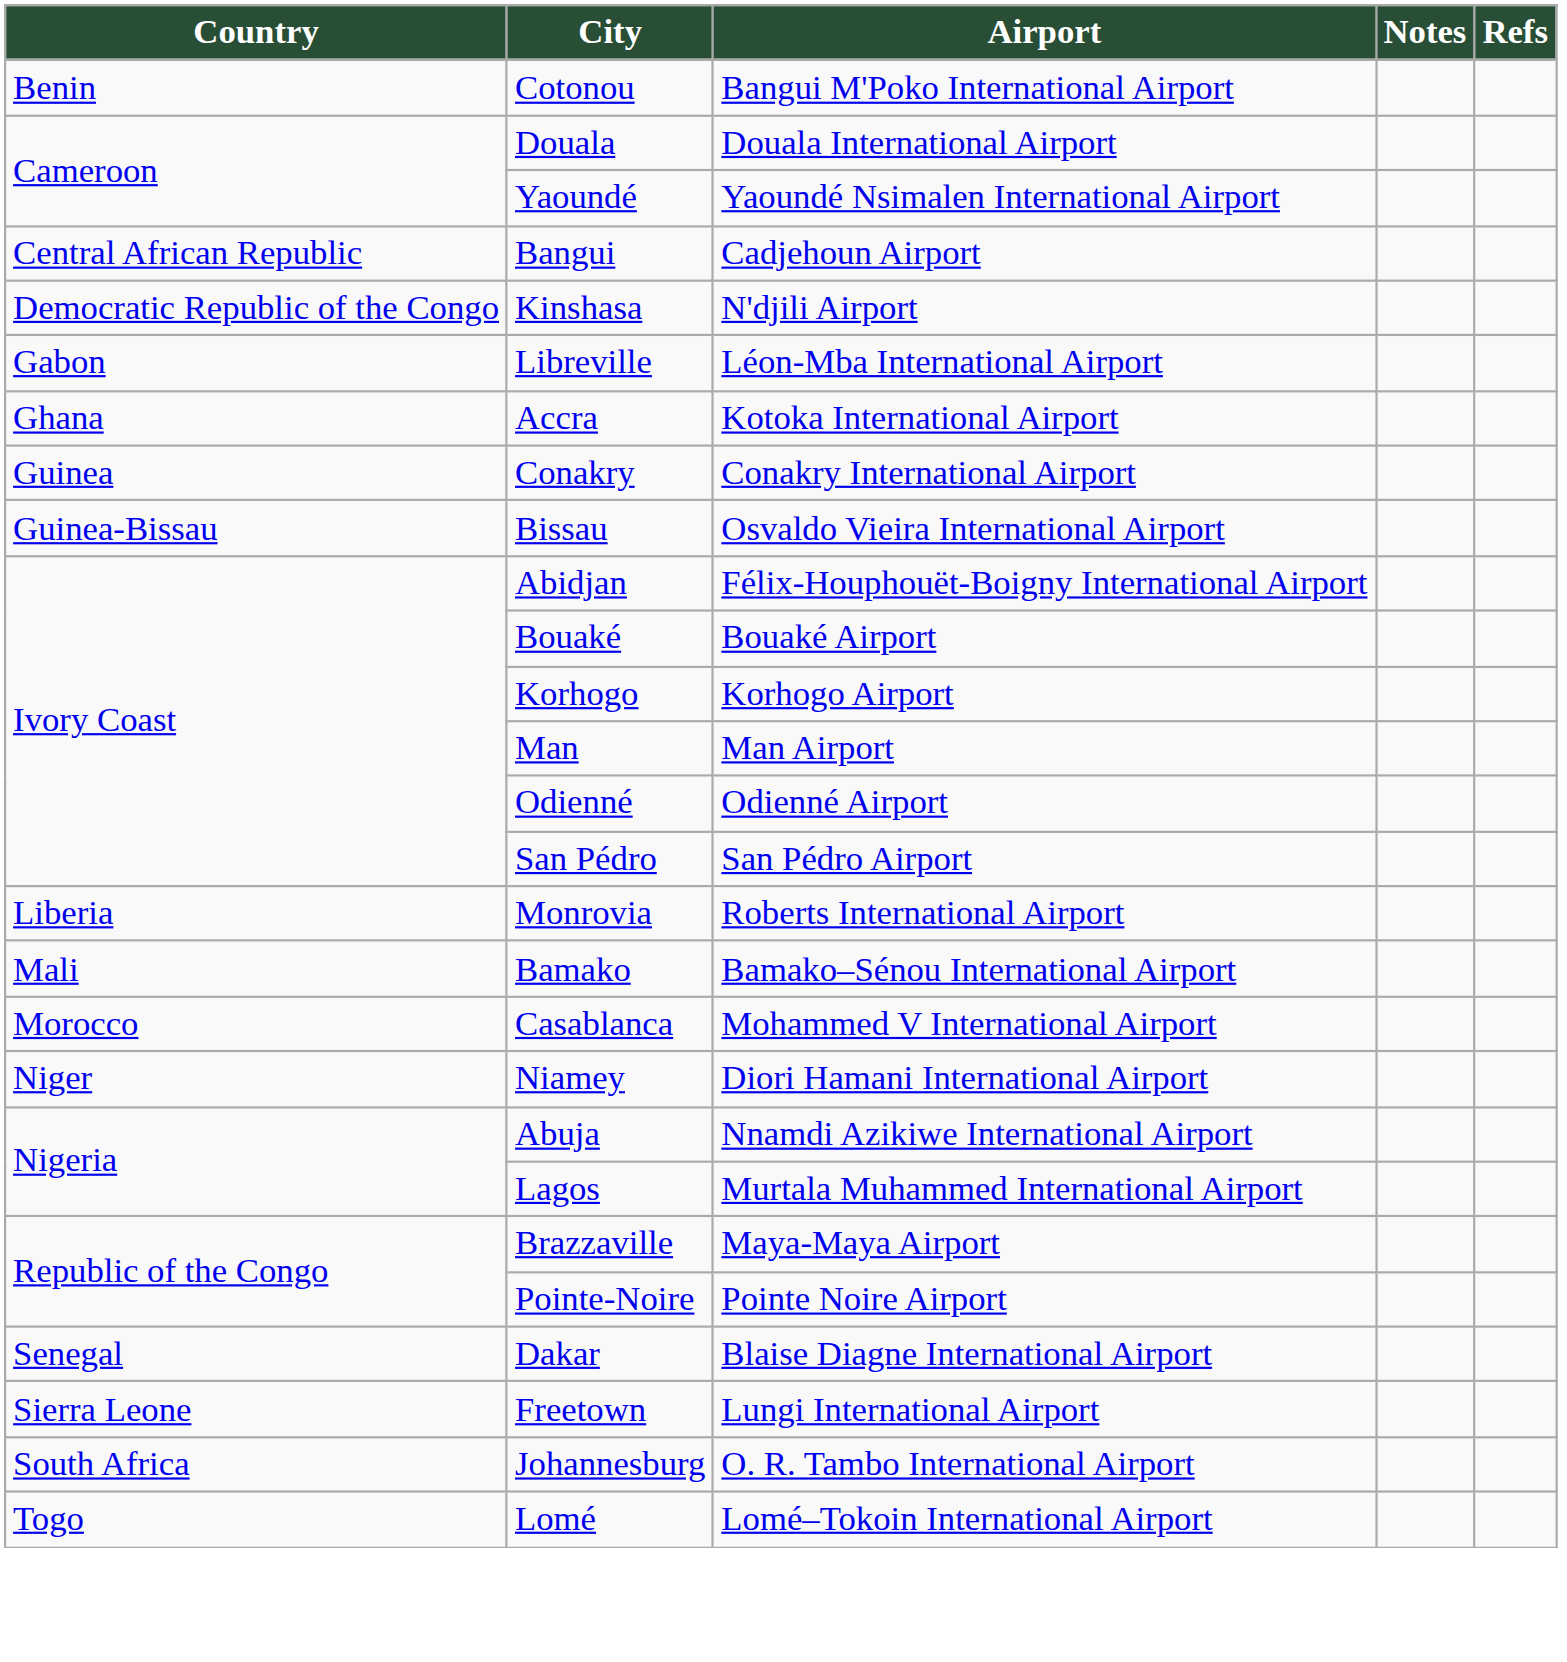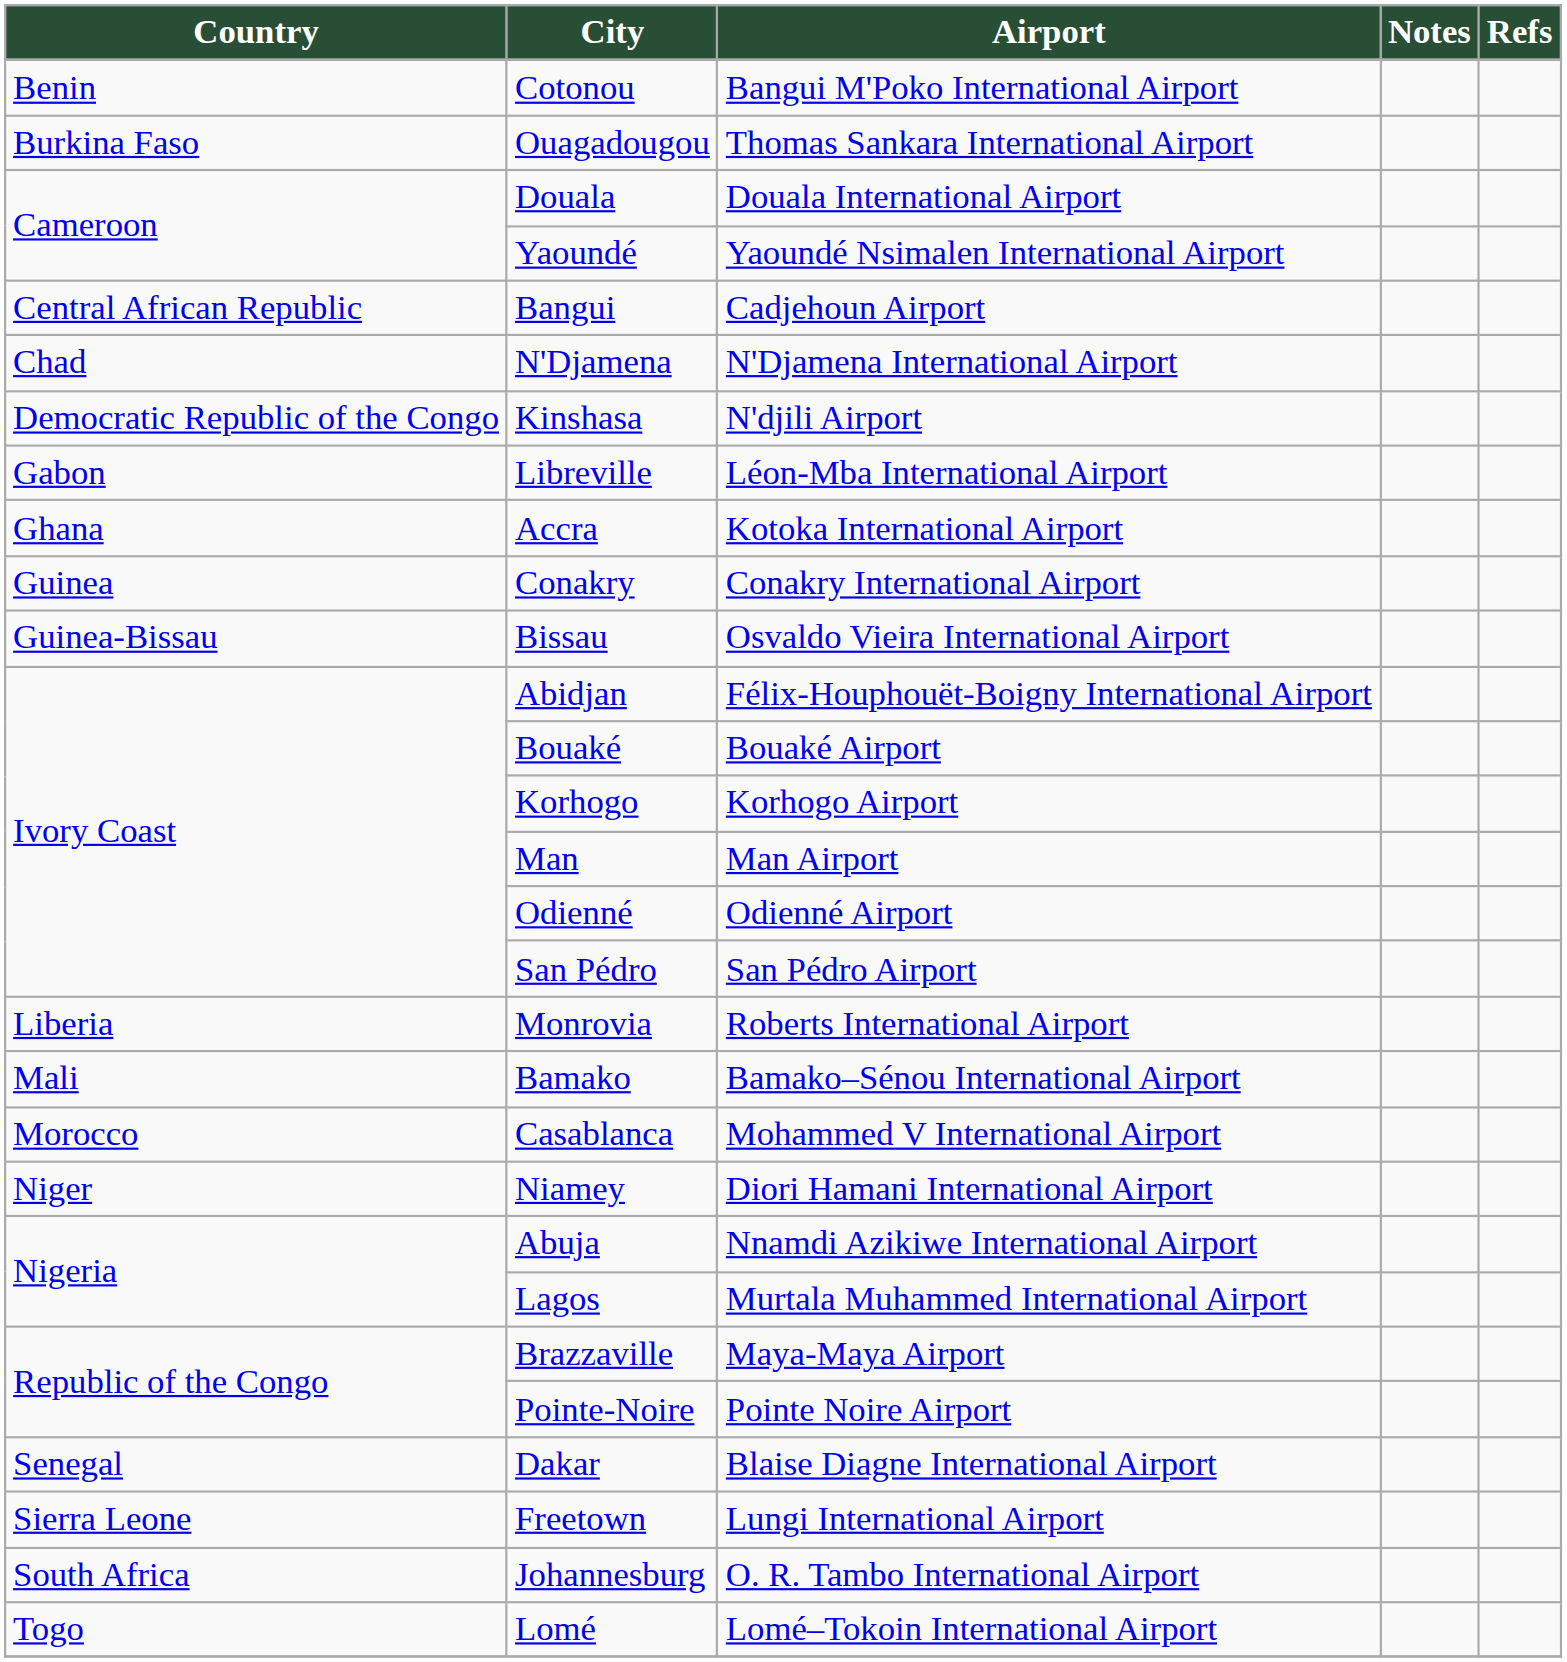+ row: (612, 142)
+ row: (593, 362)
